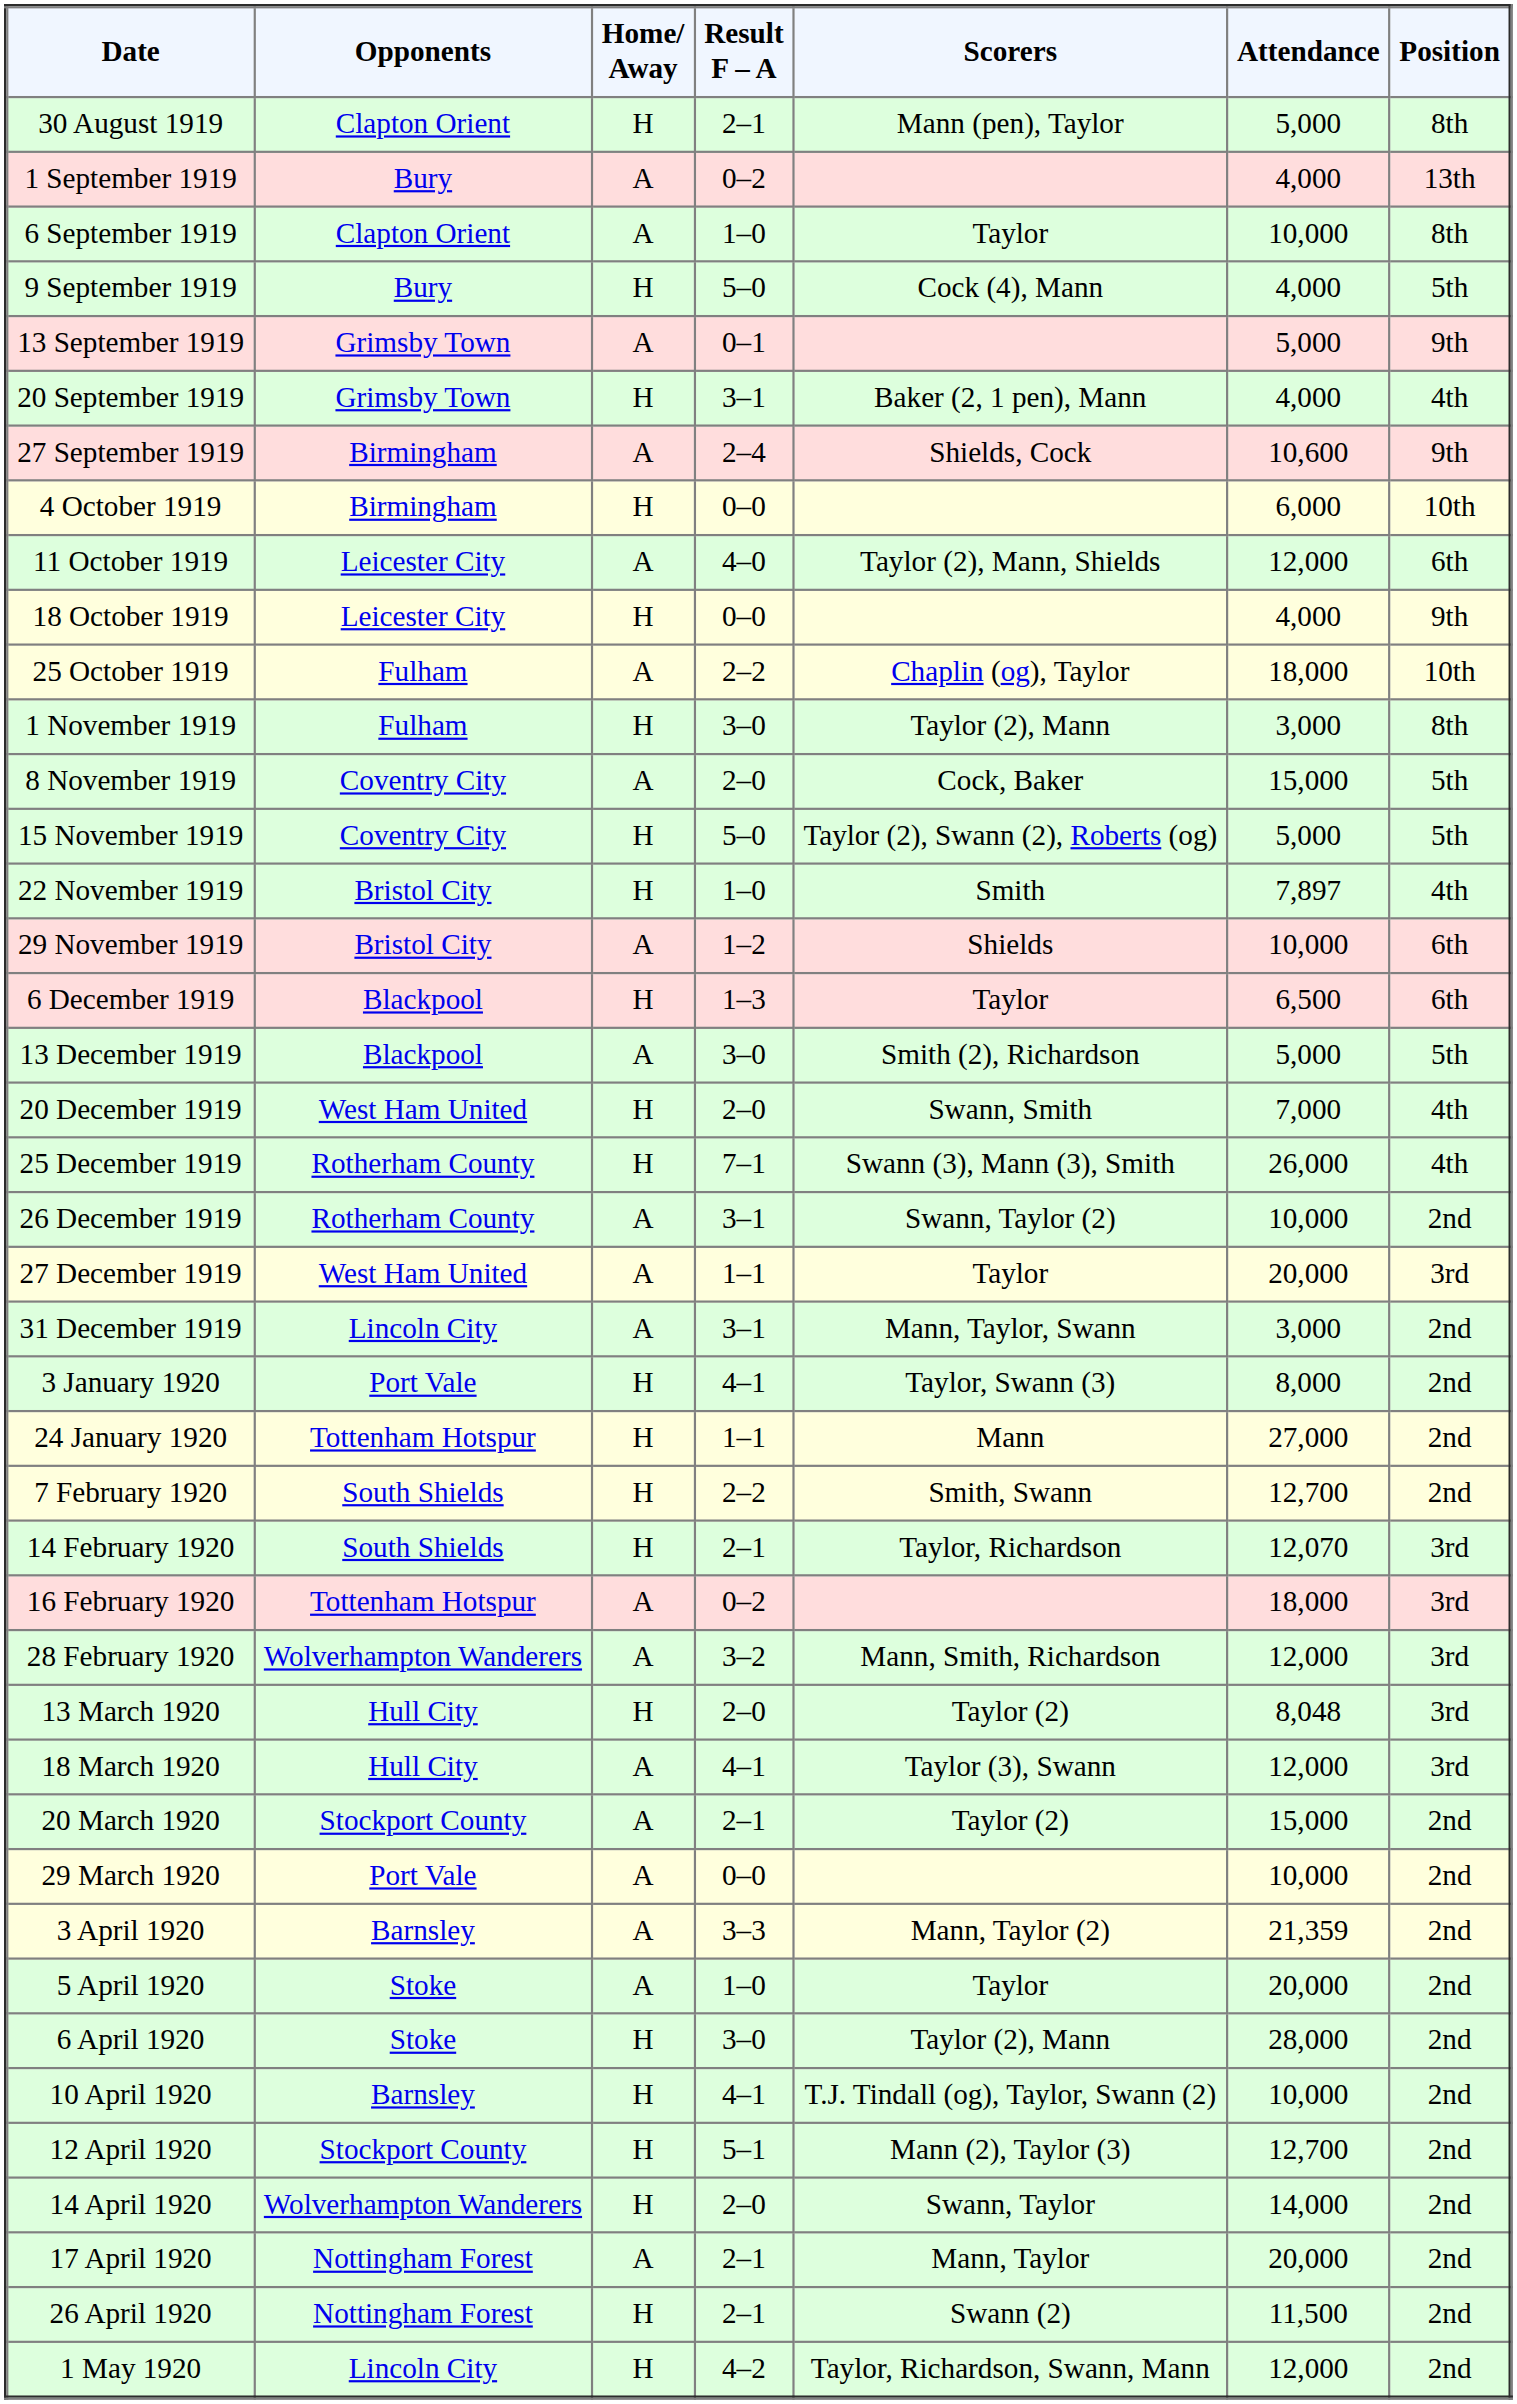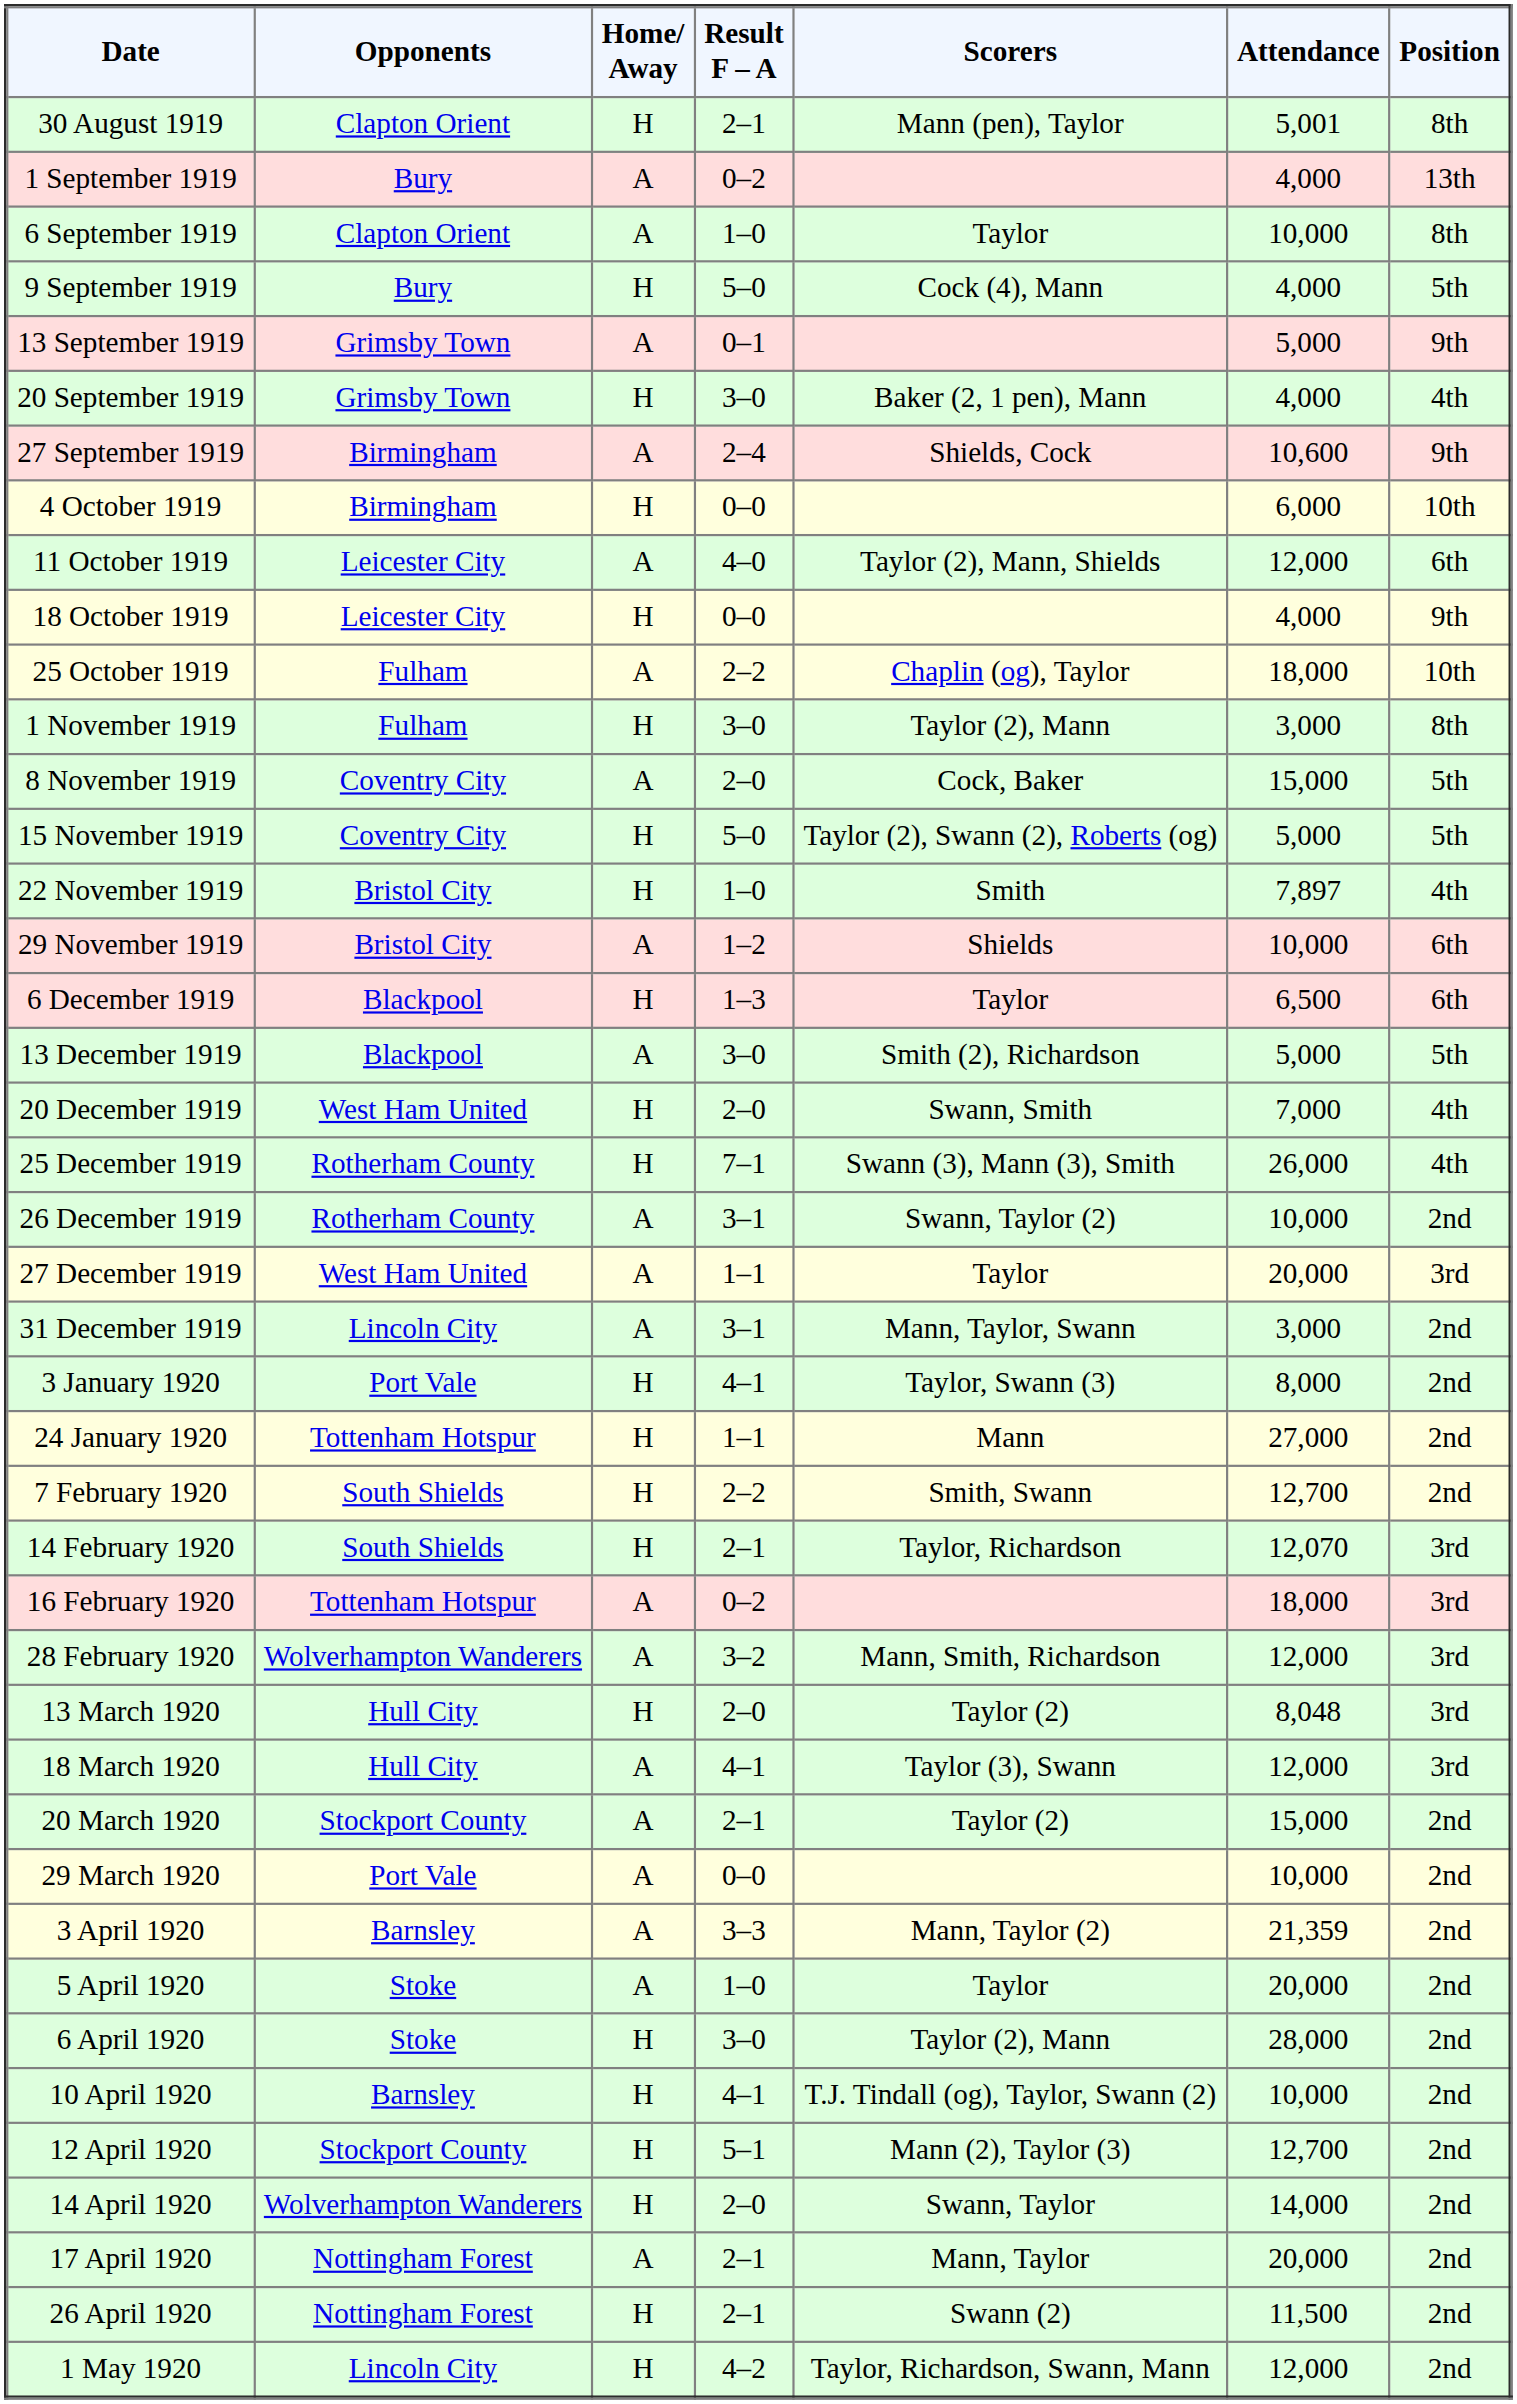(1308, 123) 5,000 -> (1308, 123) 5,001
(744, 397) 3–1 -> (744, 397) 3–0
